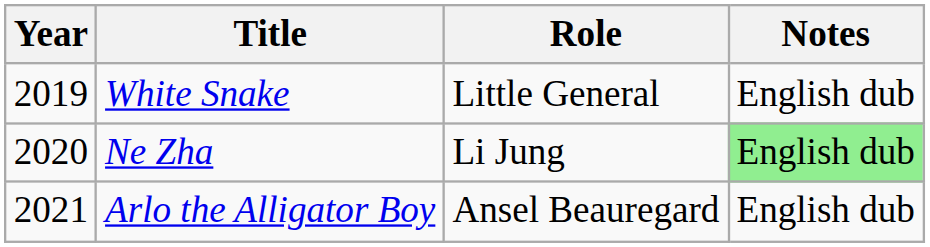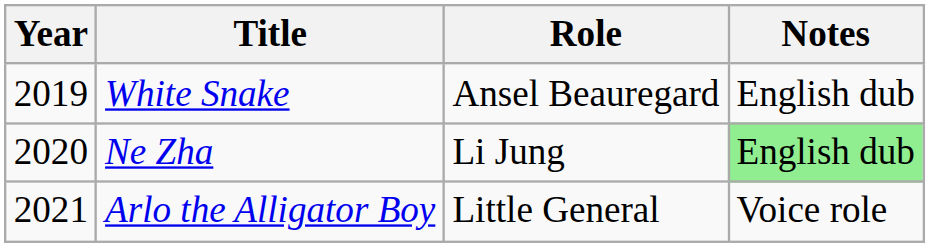(556, 92) Little General -> (586, 92) Ansel Beauregard
(586, 210) Ansel Beauregard -> (556, 210) Little General
(826, 210) English dub -> (812, 210) Voice role
